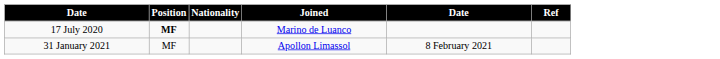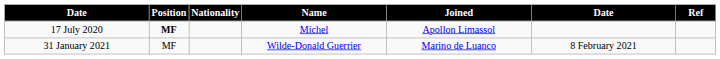+ column: (314, 13)
(314, 29) Marino de Luanco -> (459, 29) Apollon Limassol
(314, 46) Apollon Limassol -> (459, 46) Marino de Luanco
